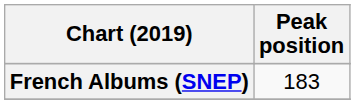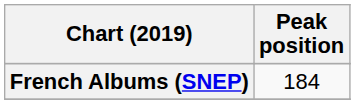(302, 81) 183 -> (302, 81) 184
